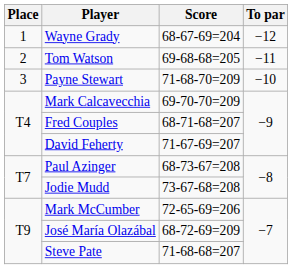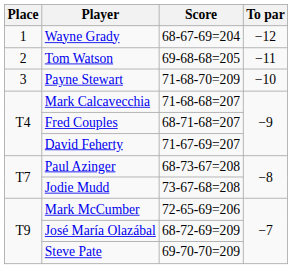(201, 101) 69-70-70=209 -> (201, 101) 71-68-68=207
(201, 252) 71-68-68=207 -> (201, 252) 69-70-70=209
